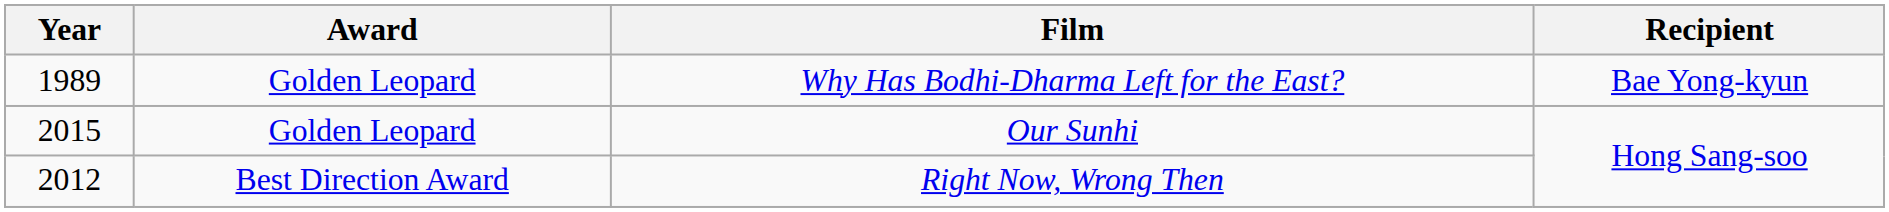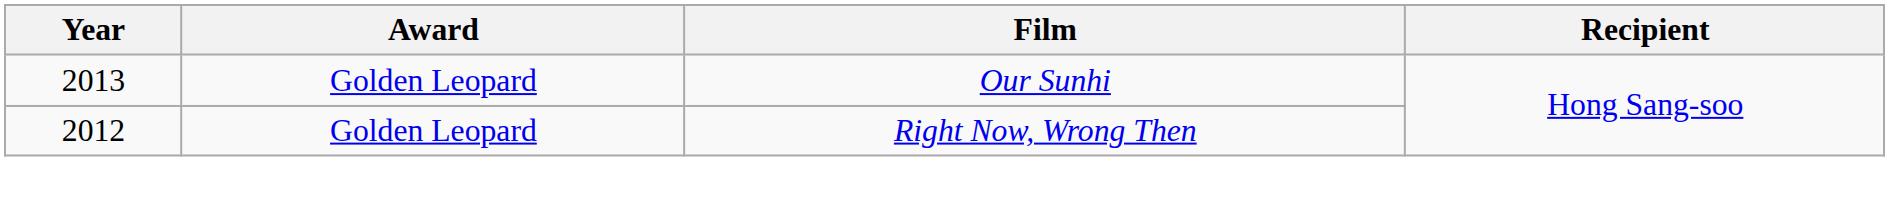- row: (1072, 79)
(69, 130) 2015 -> (94, 79) 2013
(372, 180) Best Direction Award -> (433, 130) Golden Leopard
